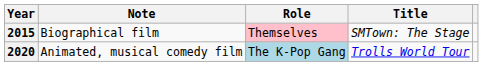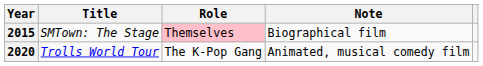columns swapped: (410, 14) <-> (142, 14)
(297, 52) lightblue background -> (213, 52) no background
